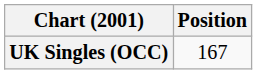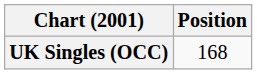(212, 52) 167 -> (212, 52) 168
